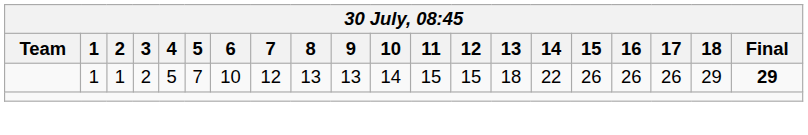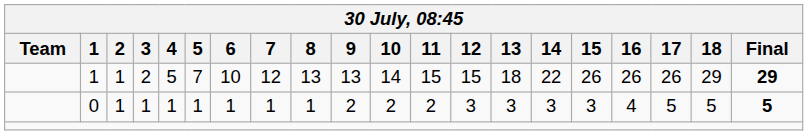+ row: (94, 106)
